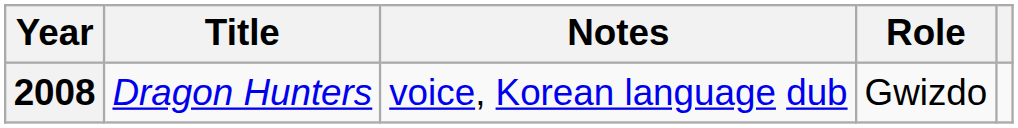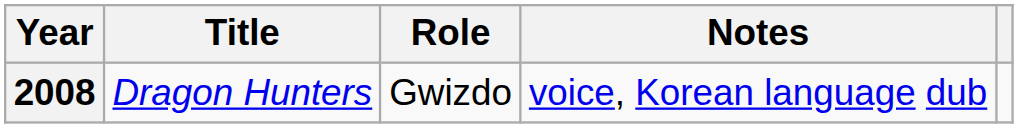columns swapped: (926, 33) <-> (618, 33)
